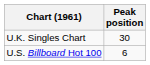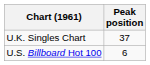(125, 38) 30 -> (125, 38) 37
